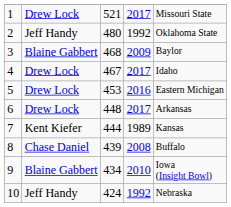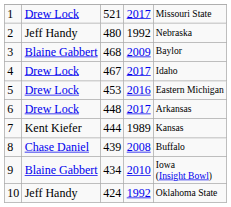(187, 33) Oklahoma State -> (174, 33) Nebraska
(174, 193) Nebraska -> (187, 193) Oklahoma State
